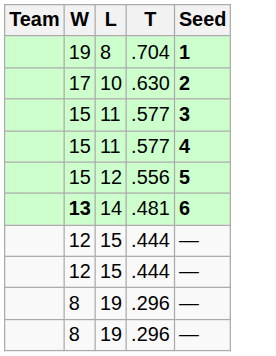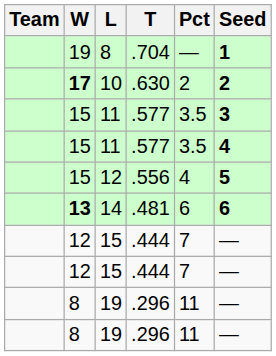+ column: (194, 20)
(80, 83) normal -> (80, 83) bold
